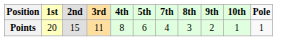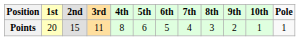+ column: (167, 11)
